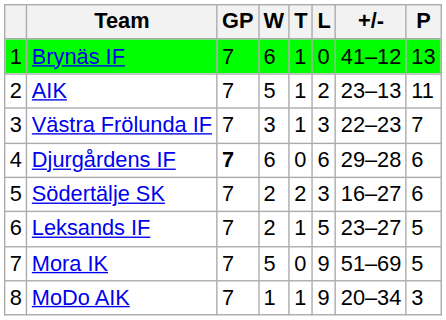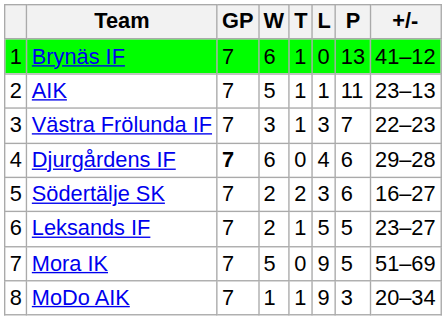columns swapped: (371, 21) <-> (423, 21)
(324, 90) 2 -> (324, 90) 1
(324, 159) 6 -> (324, 159) 4
